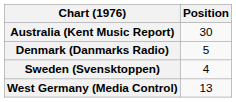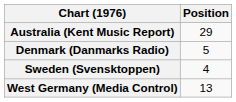(206, 32) 30 -> (206, 32) 29
